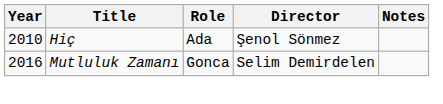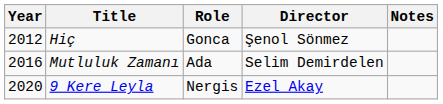(25, 40) 2010 -> (25, 40) 2012
(199, 40) Ada -> (208, 40) Gonca
(208, 63) Gonca -> (199, 63) Ada
+ row: (101, 87)
